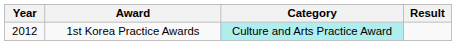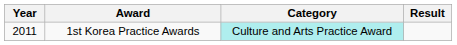(25, 31) 2012 -> (25, 31) 2011
